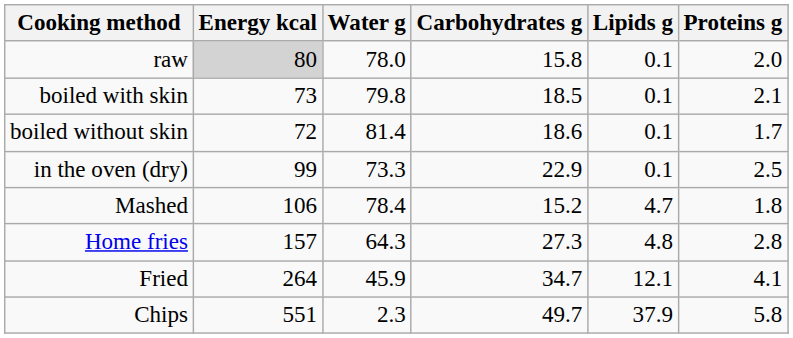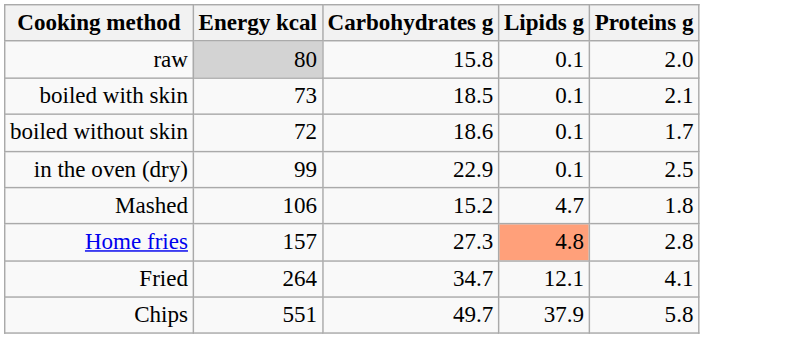- column: (367, 22)
(659, 242) no background -> (570, 242) lightsalmon background
